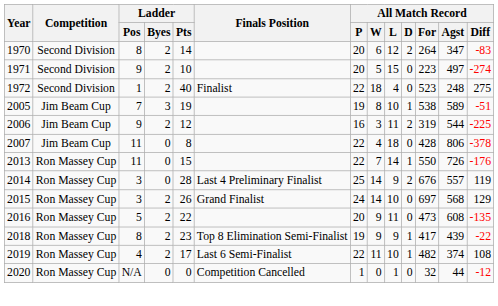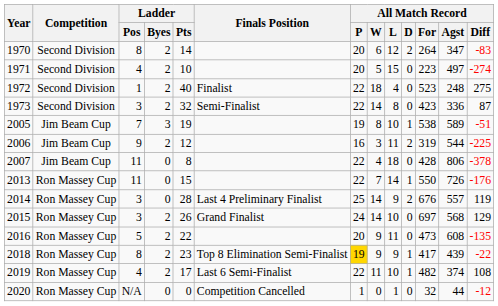(139, 69) 9 -> (139, 69) 4
+ row: (19, 106)
(359, 236) no background -> (359, 254) gold background
